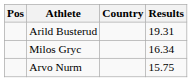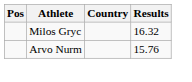- row: (63, 31)
(161, 49) 16.34 -> (146, 31) 16.32
(161, 67) 15.75 -> (146, 49) 15.76
